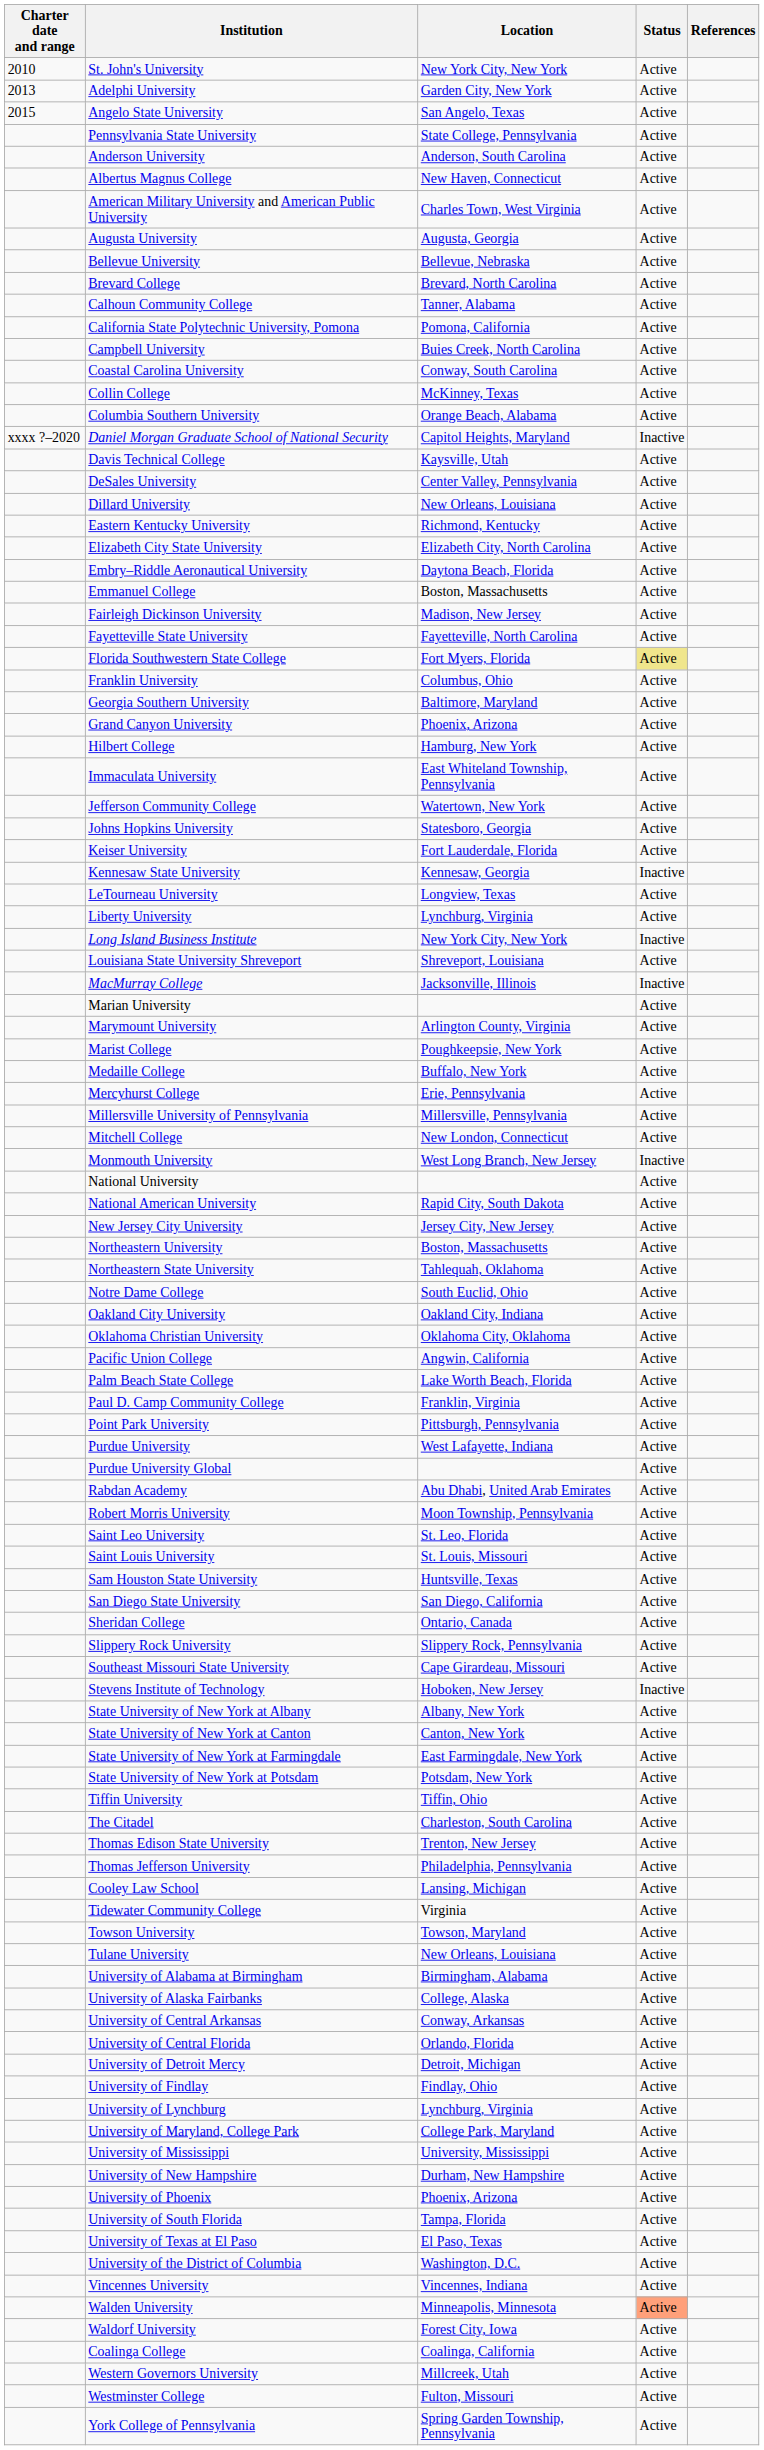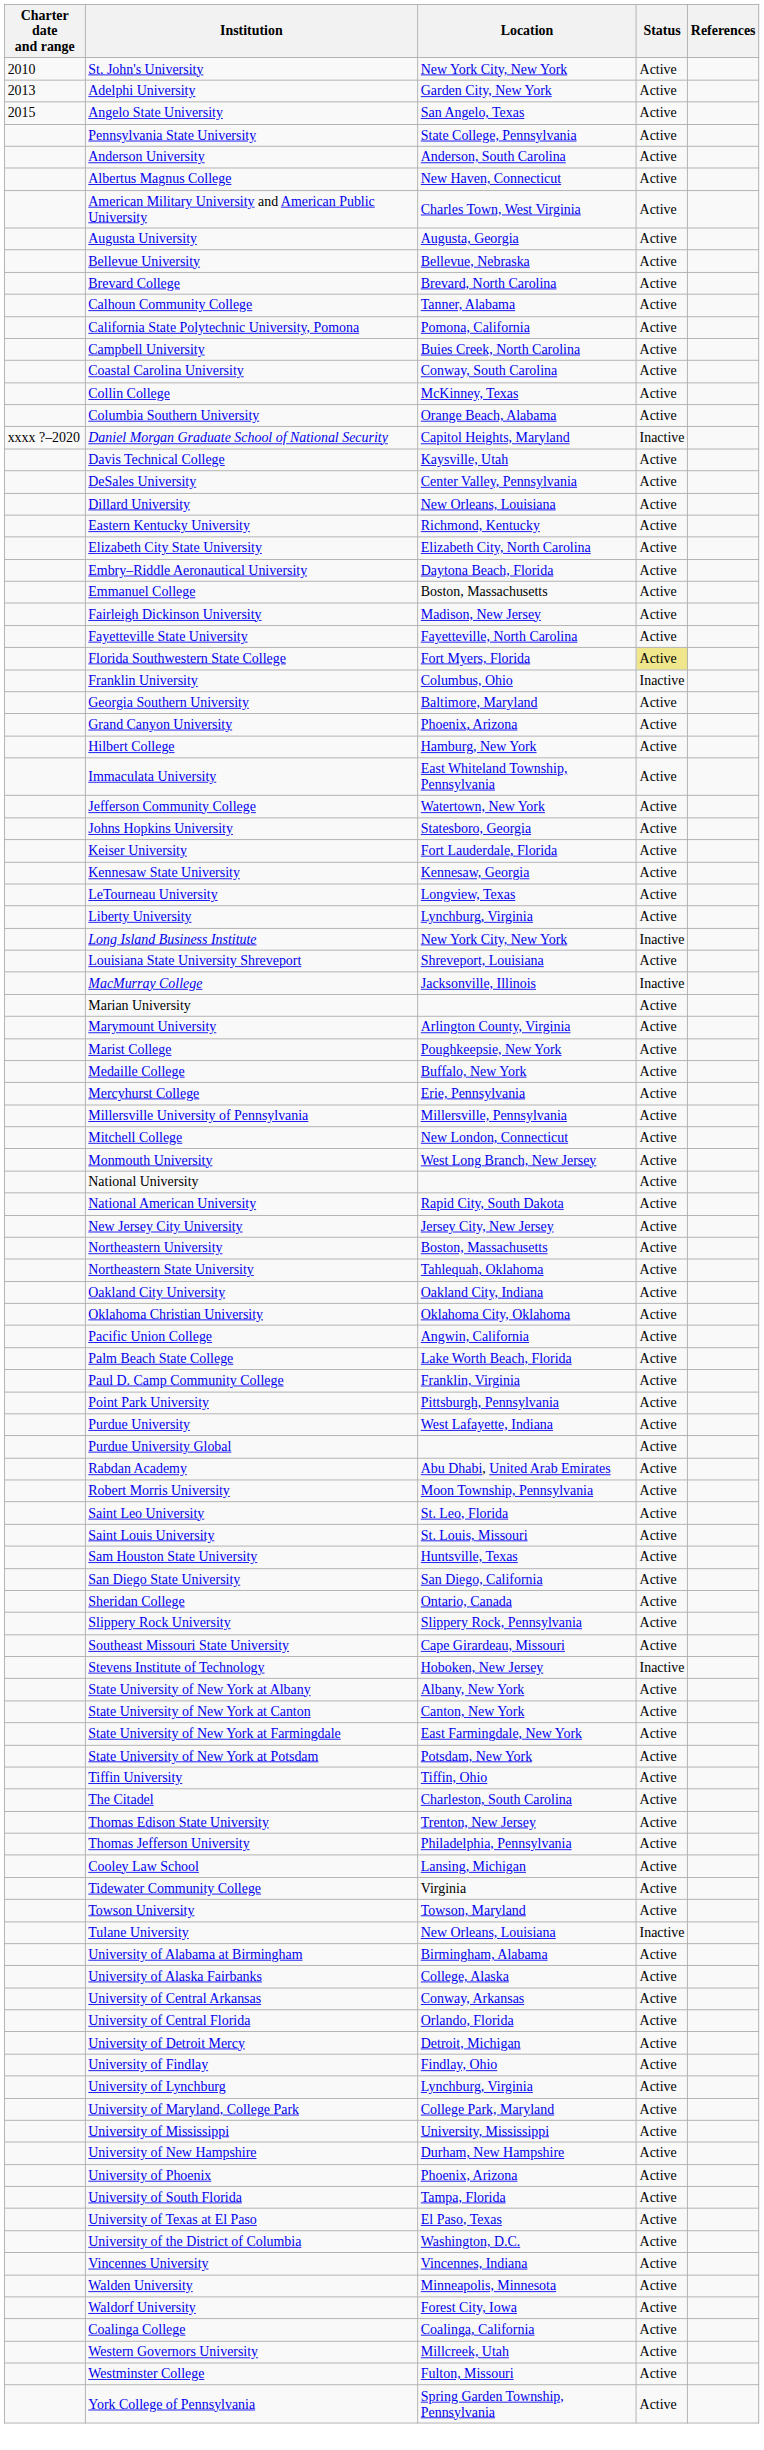(658, 680) Active -> (662, 680) Inactive
(662, 872) Inactive -> (658, 872) Active
(662, 1159) Inactive -> (658, 1159) Active
- row: (146, 1292)
(658, 1954) Active -> (662, 1932) Inactive
(658, 2307) lightsalmon background -> (658, 2285) no background
